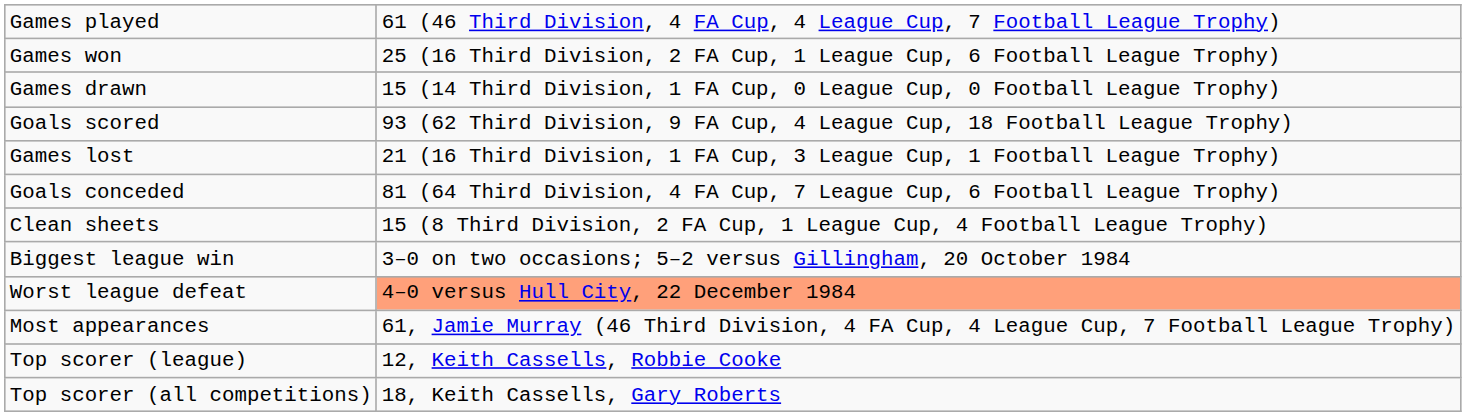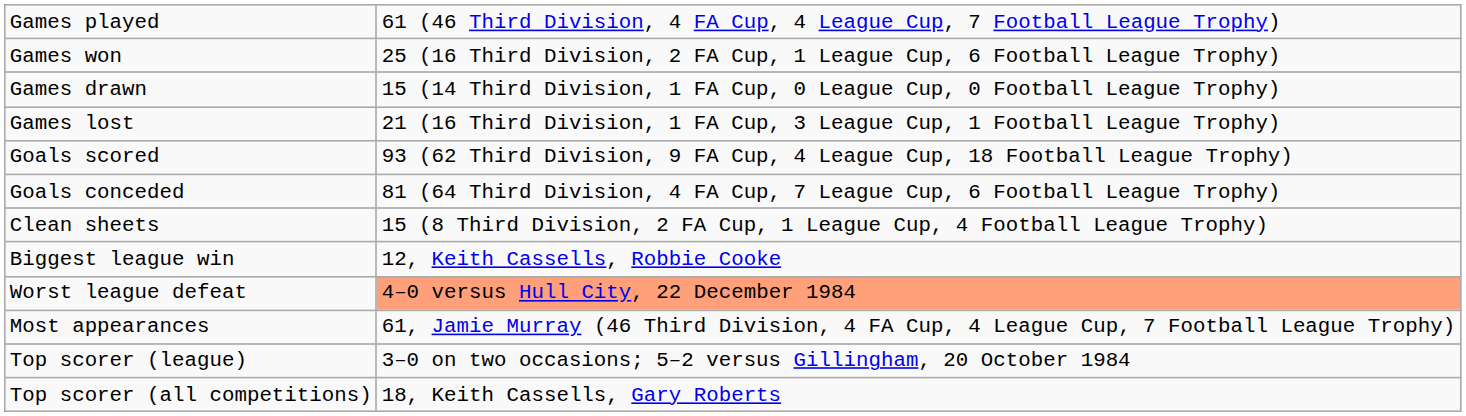rows swapped: (72, 157) <-> (85, 123)
(756, 259) 3–0 on two occasions; 5–2 versus Gillingham, 20 October 1984 -> (581, 259) 12, Keith Cassells, Robbie Cooke
(581, 361) 12, Keith Cassells, Robbie Cooke -> (756, 361) 3–0 on two occasions; 5–2 versus Gillingham, 20 October 1984
